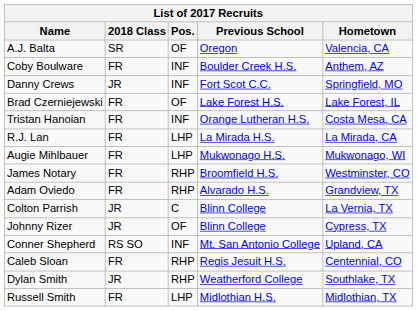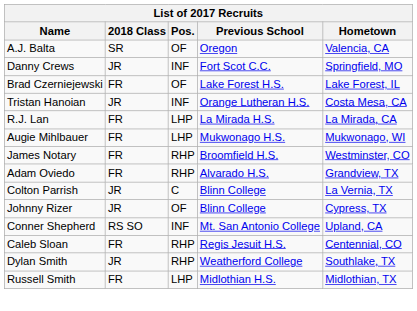- row: (45, 66)
(115, 119) FR -> (115, 102) JR
